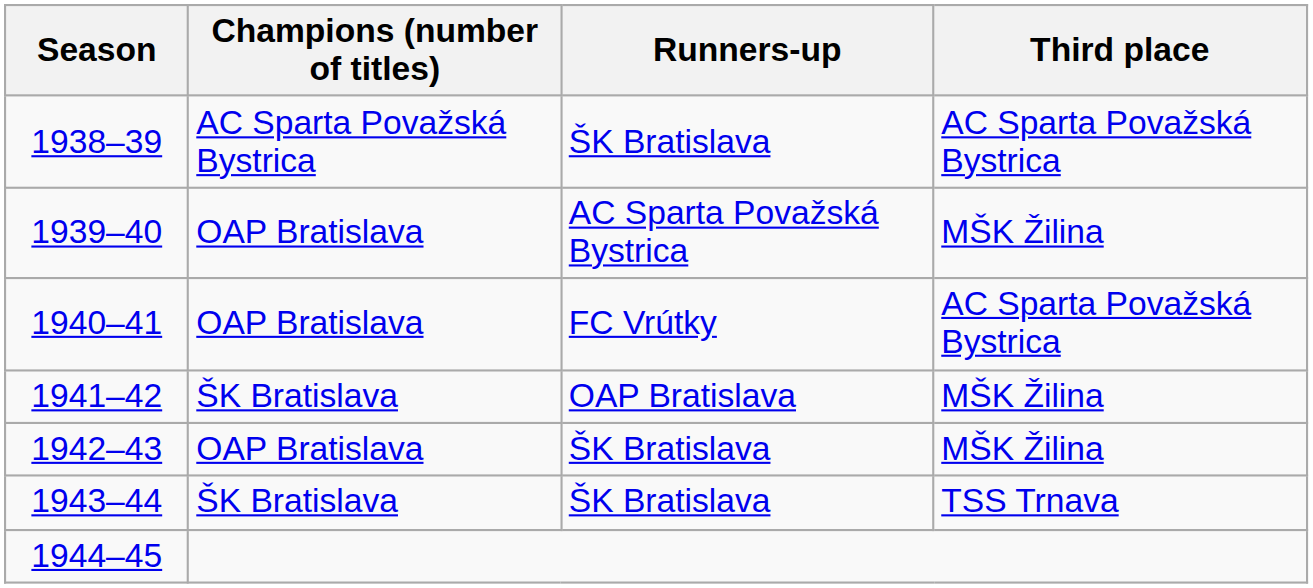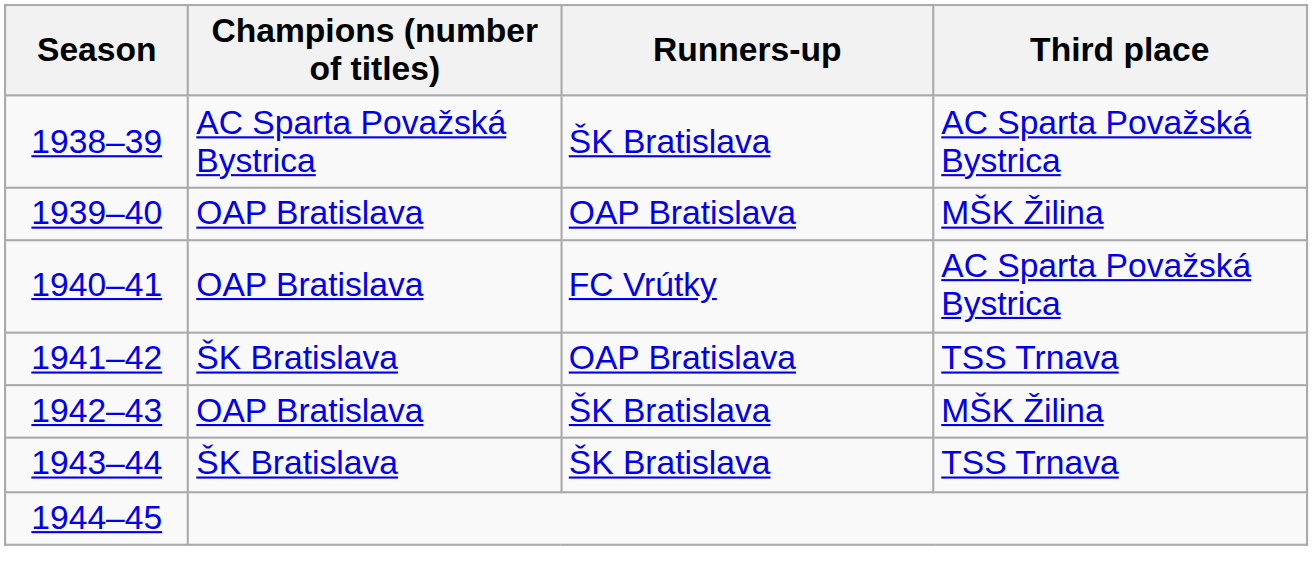(724, 232) AC Sparta Považská Bystrica -> (682, 213) OAP Bratislava
(1022, 395) MŠK Žilina -> (1030, 357) TSS Trnava
